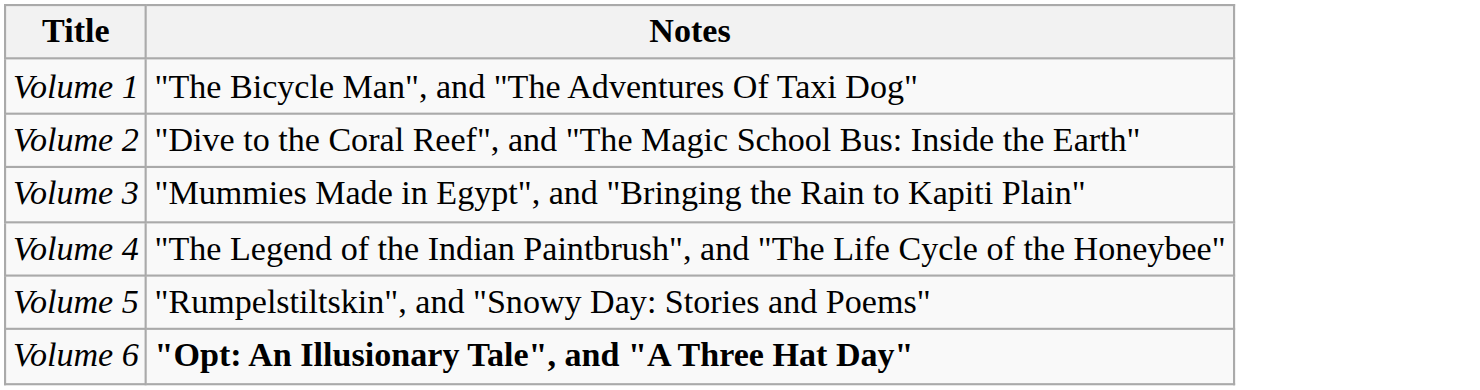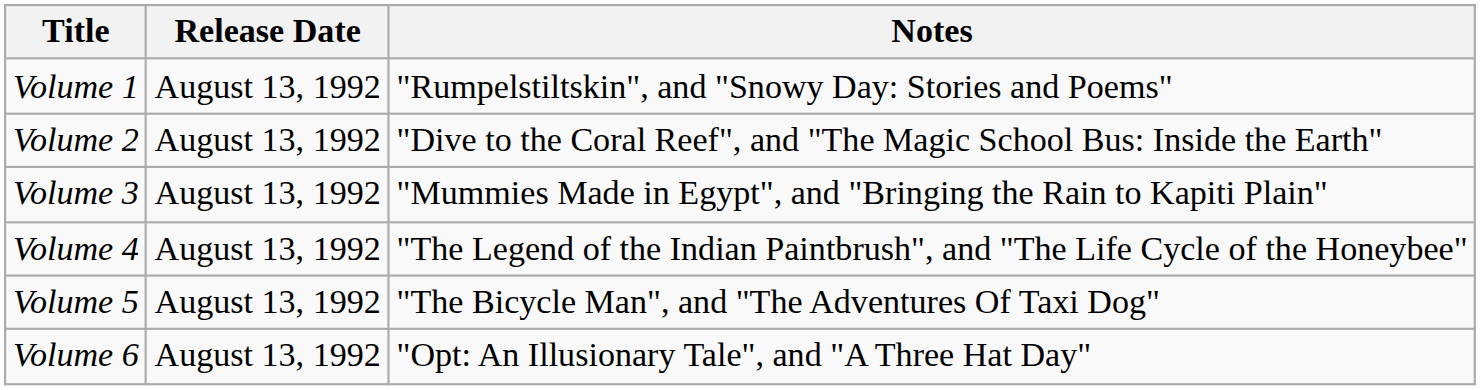+ column: (268, 31)
(536, 85) "The Bicycle Man", and "The Adventures Of Taxi Dog" -> (785, 85) "Rumpelstiltskin", and "Snowy Day: Stories and Poems"
(543, 301) "Rumpelstiltskin", and "Snowy Day: Stories and Poems" -> (778, 301) "The Bicycle Man", and "The Adventures Of Taxi Dog"
(534, 355) bold -> (744, 355) normal
